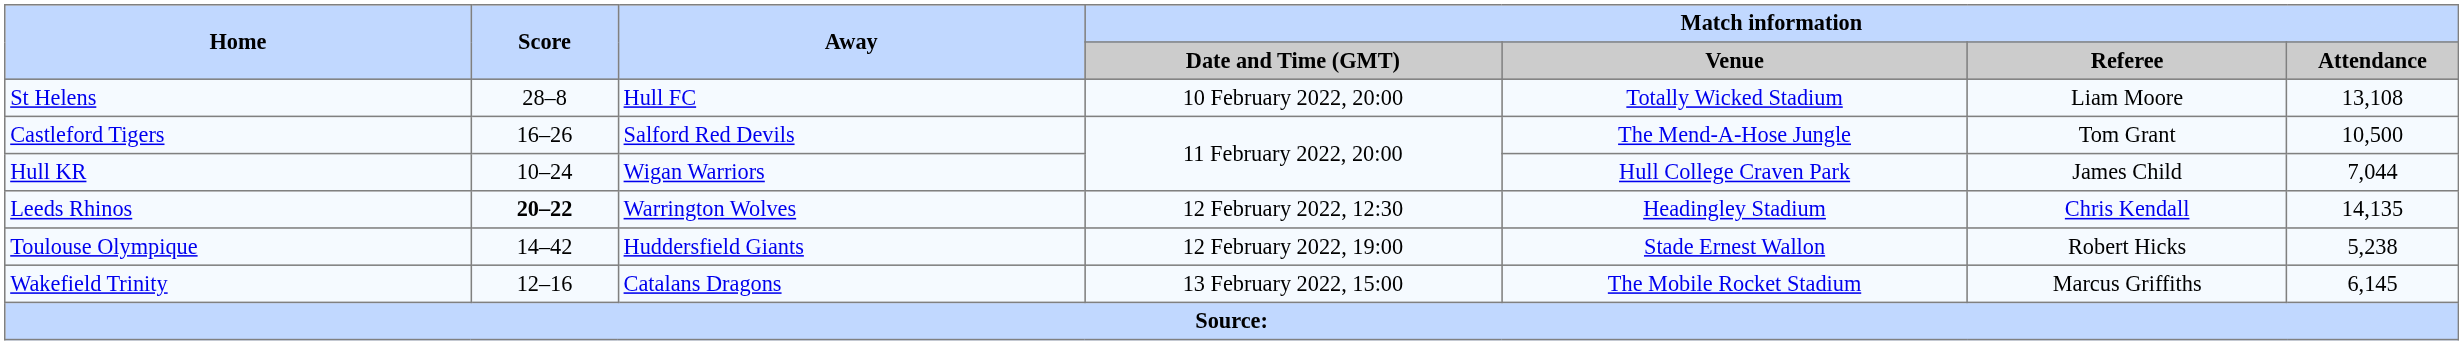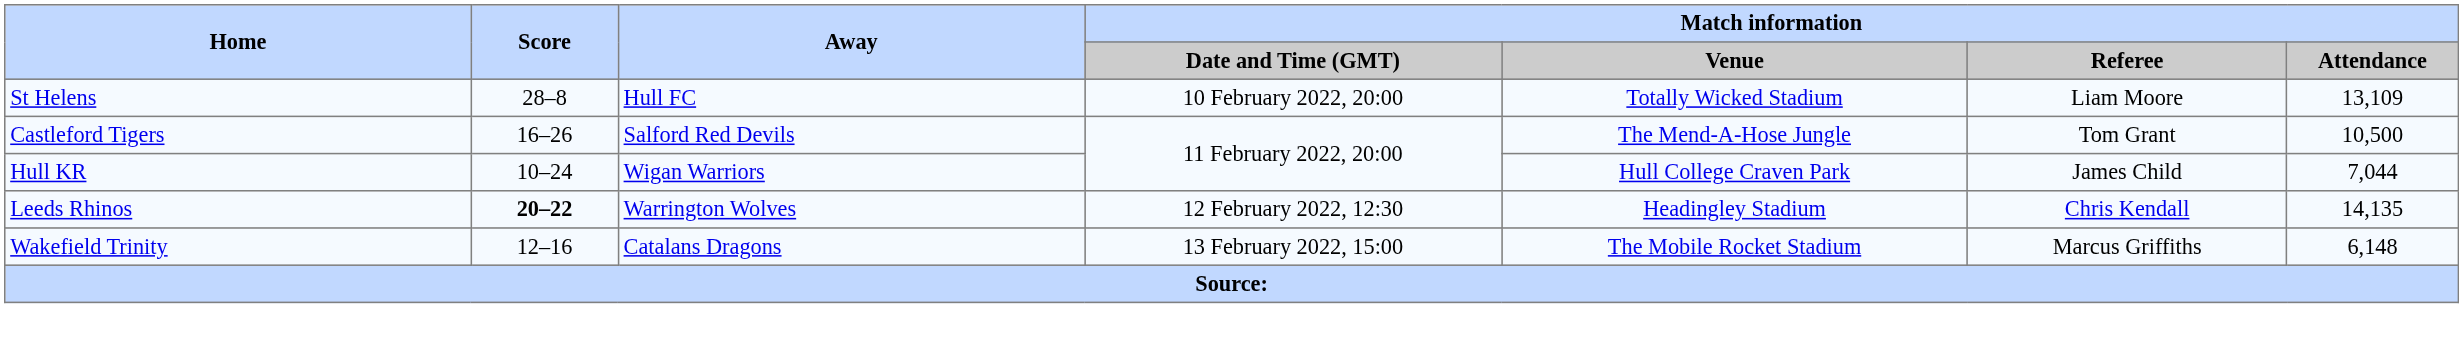(2373, 97) 13,108 -> (2373, 97) 13,109
- row: (104, 246)
(2373, 283) 6,145 -> (2373, 246) 6,148
